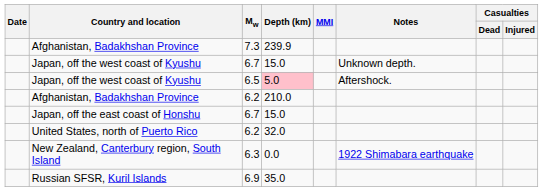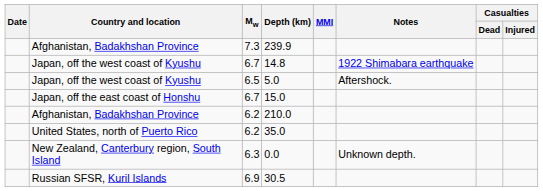(275, 64) 15.0 -> (275, 64) 14.8
(377, 64) Unknown depth. -> (406, 64) 1922 Shimabara earthquake
(272, 81) pink background -> (272, 81) no background
rows swapped: (116, 115) <-> (115, 98)
(275, 132) 32.0 -> (275, 132) 35.0
(406, 155) 1922 Shimabara earthquake -> (377, 155) Unknown depth.
(275, 178) 35.0 -> (275, 178) 30.5
